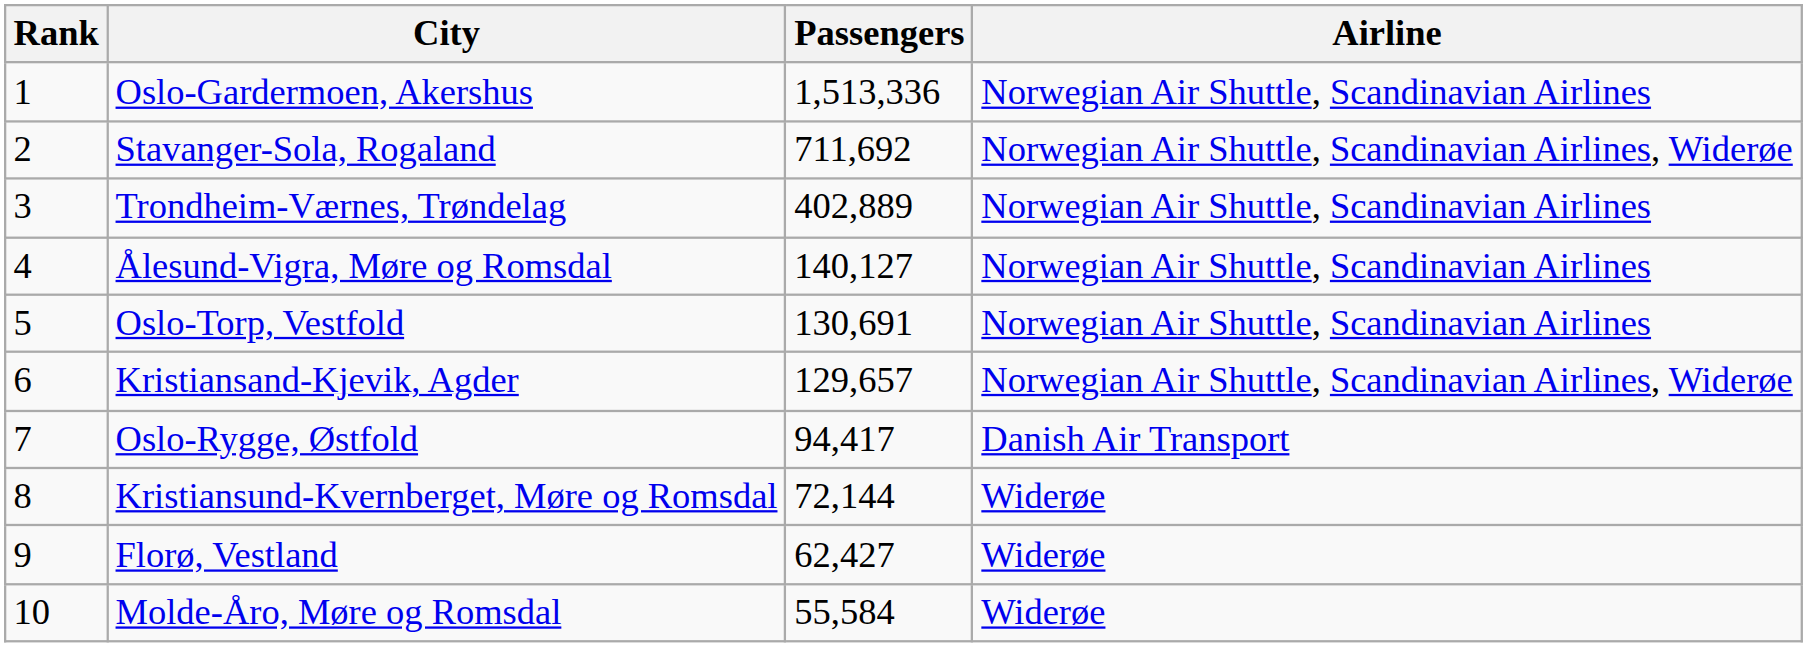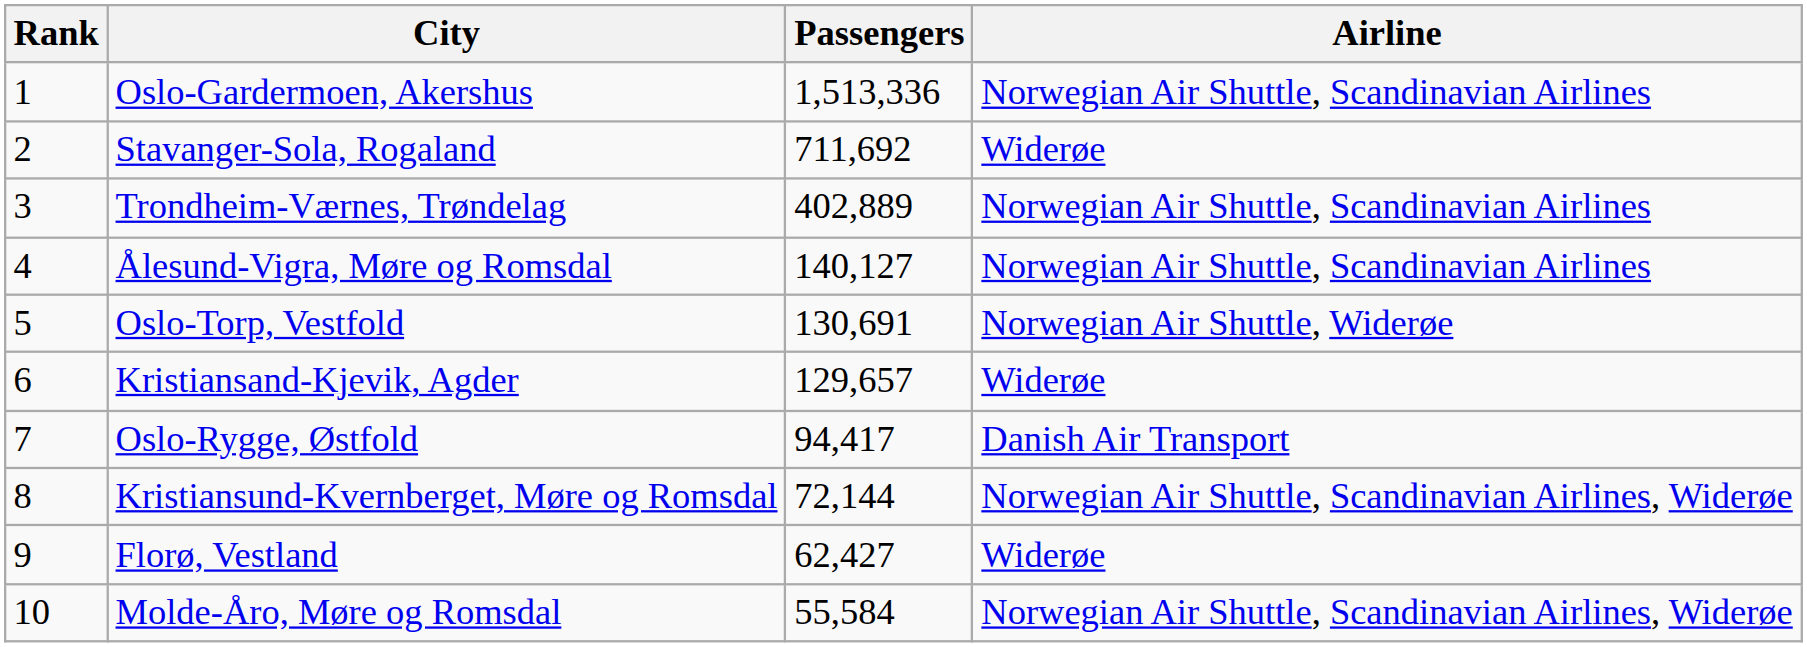(1387, 149) Norwegian Air Shuttle, Scandinavian Airlines, Widerøe -> (1043, 149) Widerøe
(1316, 322) Norwegian Air Shuttle, Scandinavian Airlines -> (1217, 322) Norwegian Air Shuttle, Widerøe
(1387, 380) Norwegian Air Shuttle, Scandinavian Airlines, Widerøe -> (1043, 380) Widerøe
(1043, 496) Widerøe -> (1387, 496) Norwegian Air Shuttle, Scandinavian Airlines, Widerøe
(1043, 611) Widerøe -> (1387, 611) Norwegian Air Shuttle, Scandinavian Airlines, Widerøe
